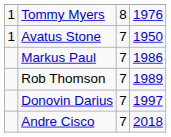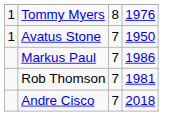(148, 79) 1989 -> (140, 79) 1981
- row: (67, 100)
